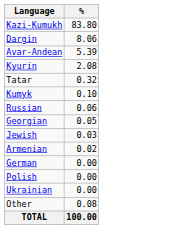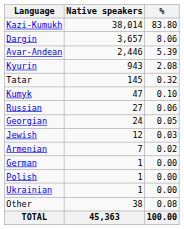+ column: (104, 11)
